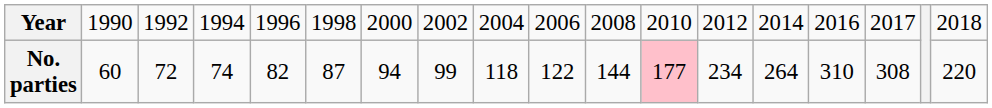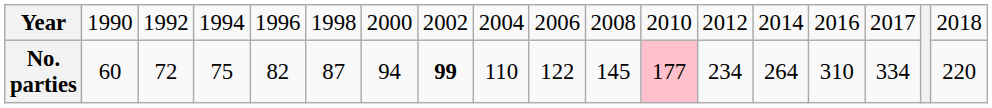(222, 71) 74 -> (222, 71) 75
(445, 71) normal -> (445, 71) bold
(501, 71) 118 -> (501, 71) 110
(613, 71) 144 -> (613, 71) 145
(893, 71) 308 -> (893, 71) 334
